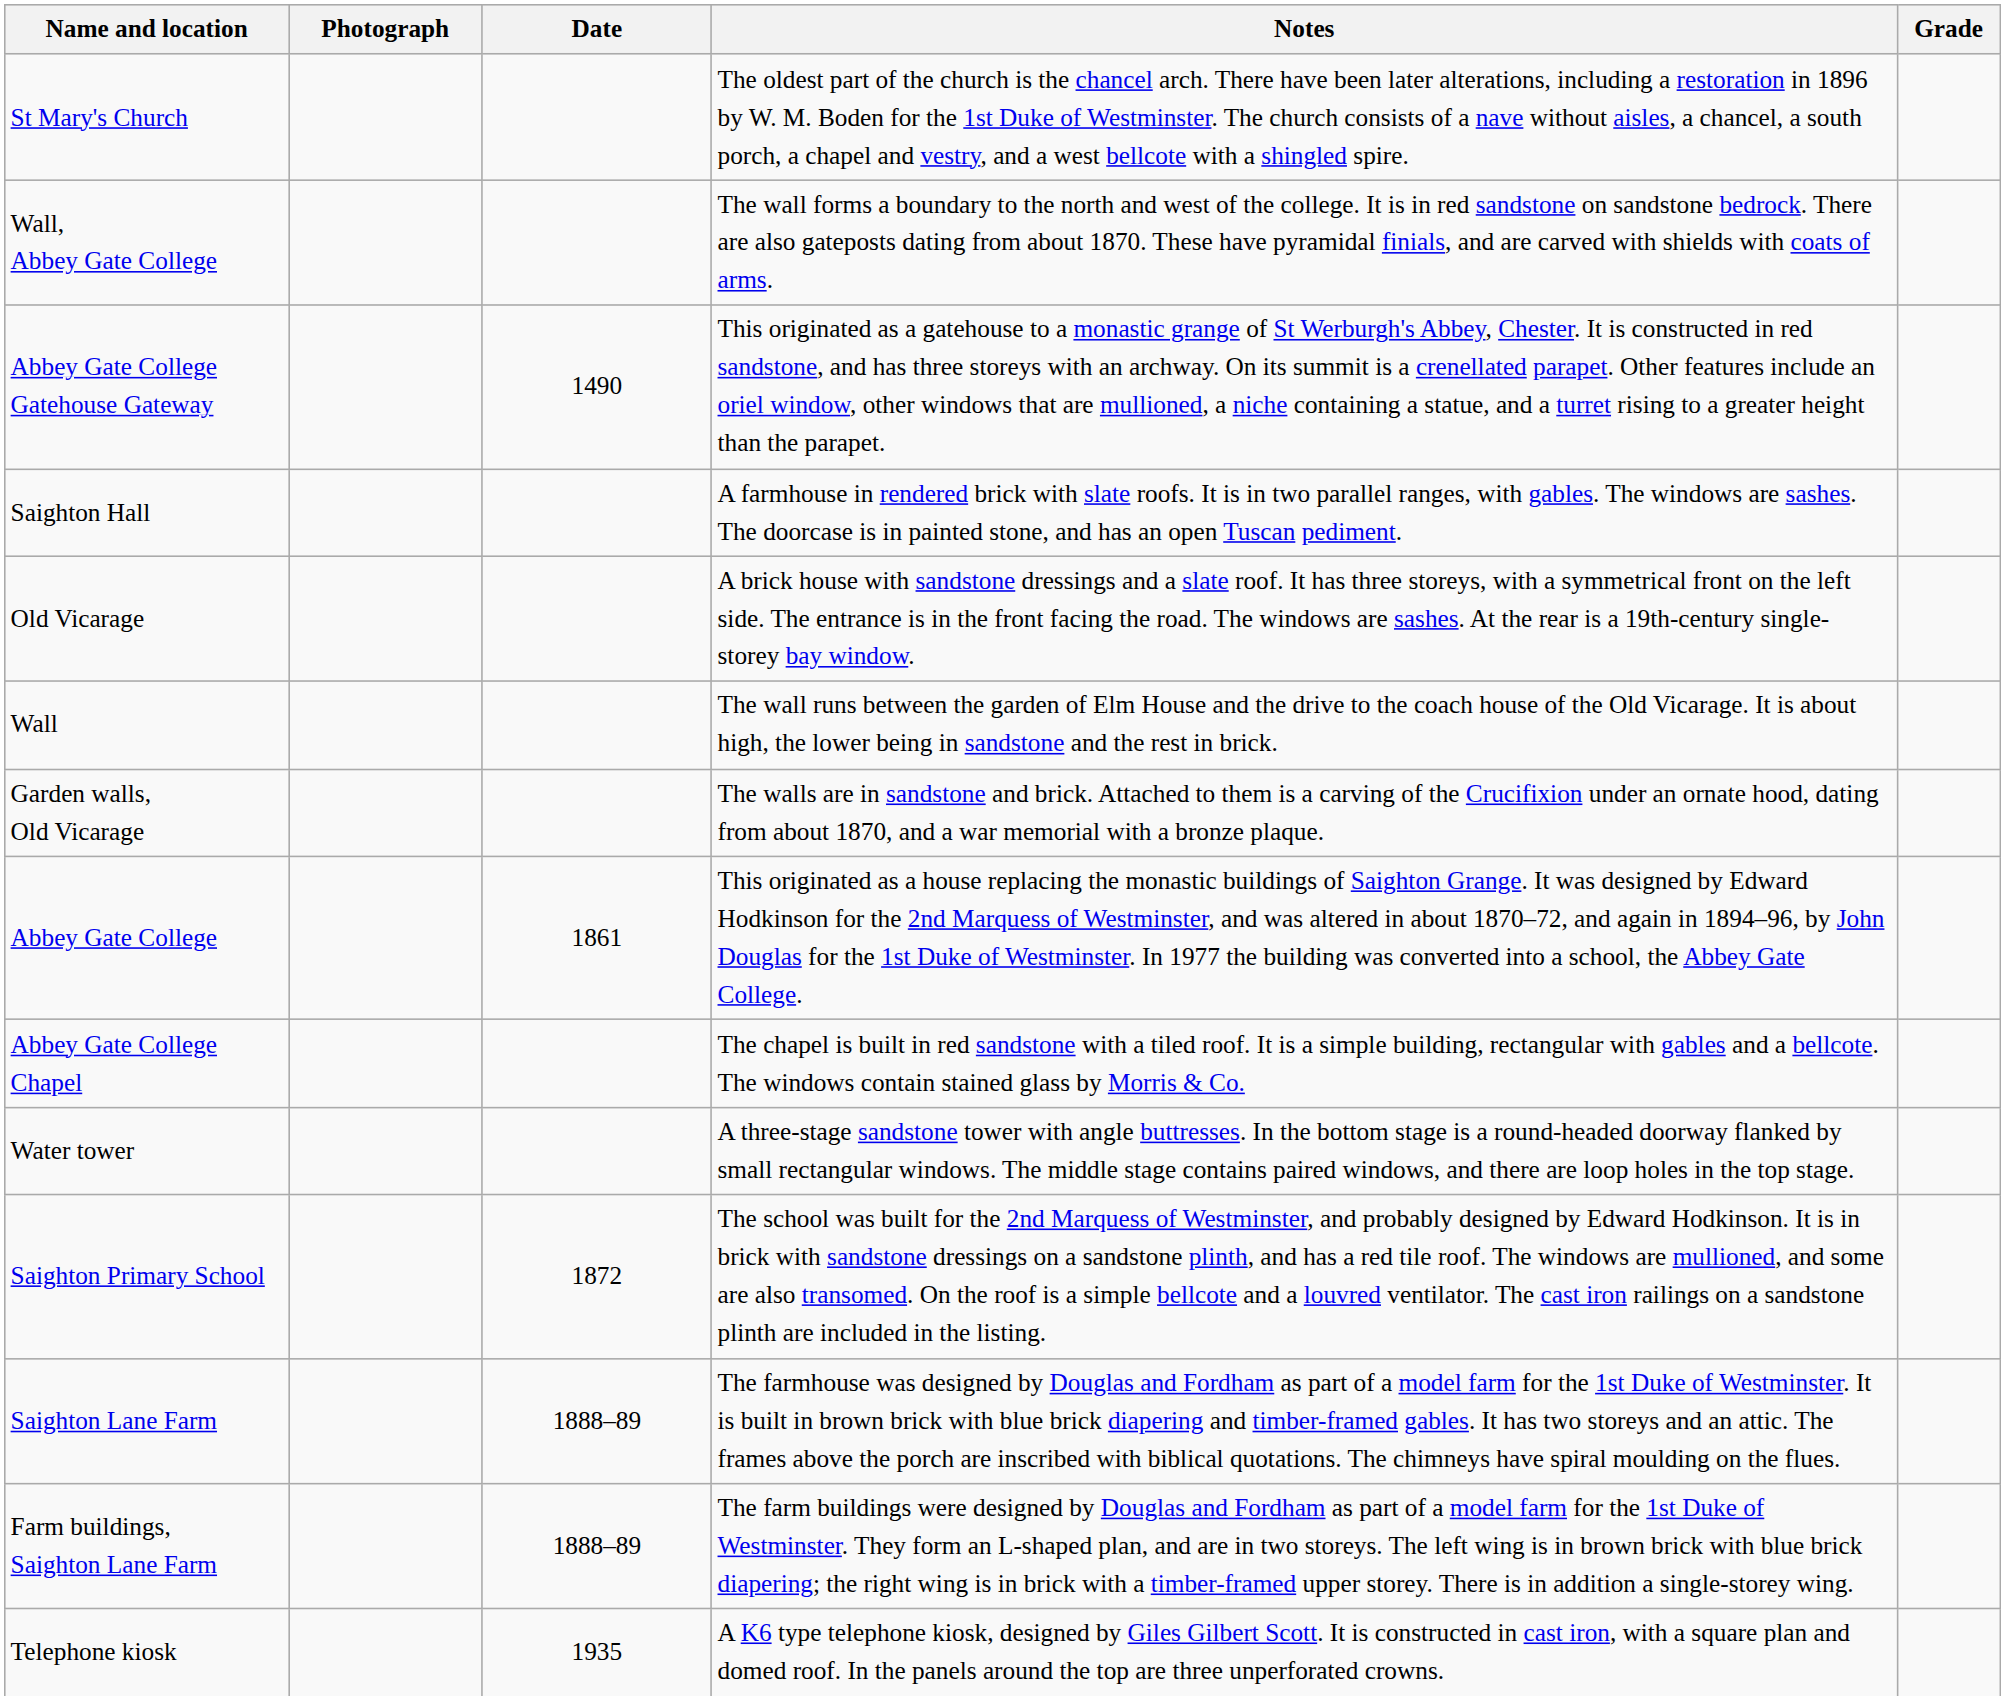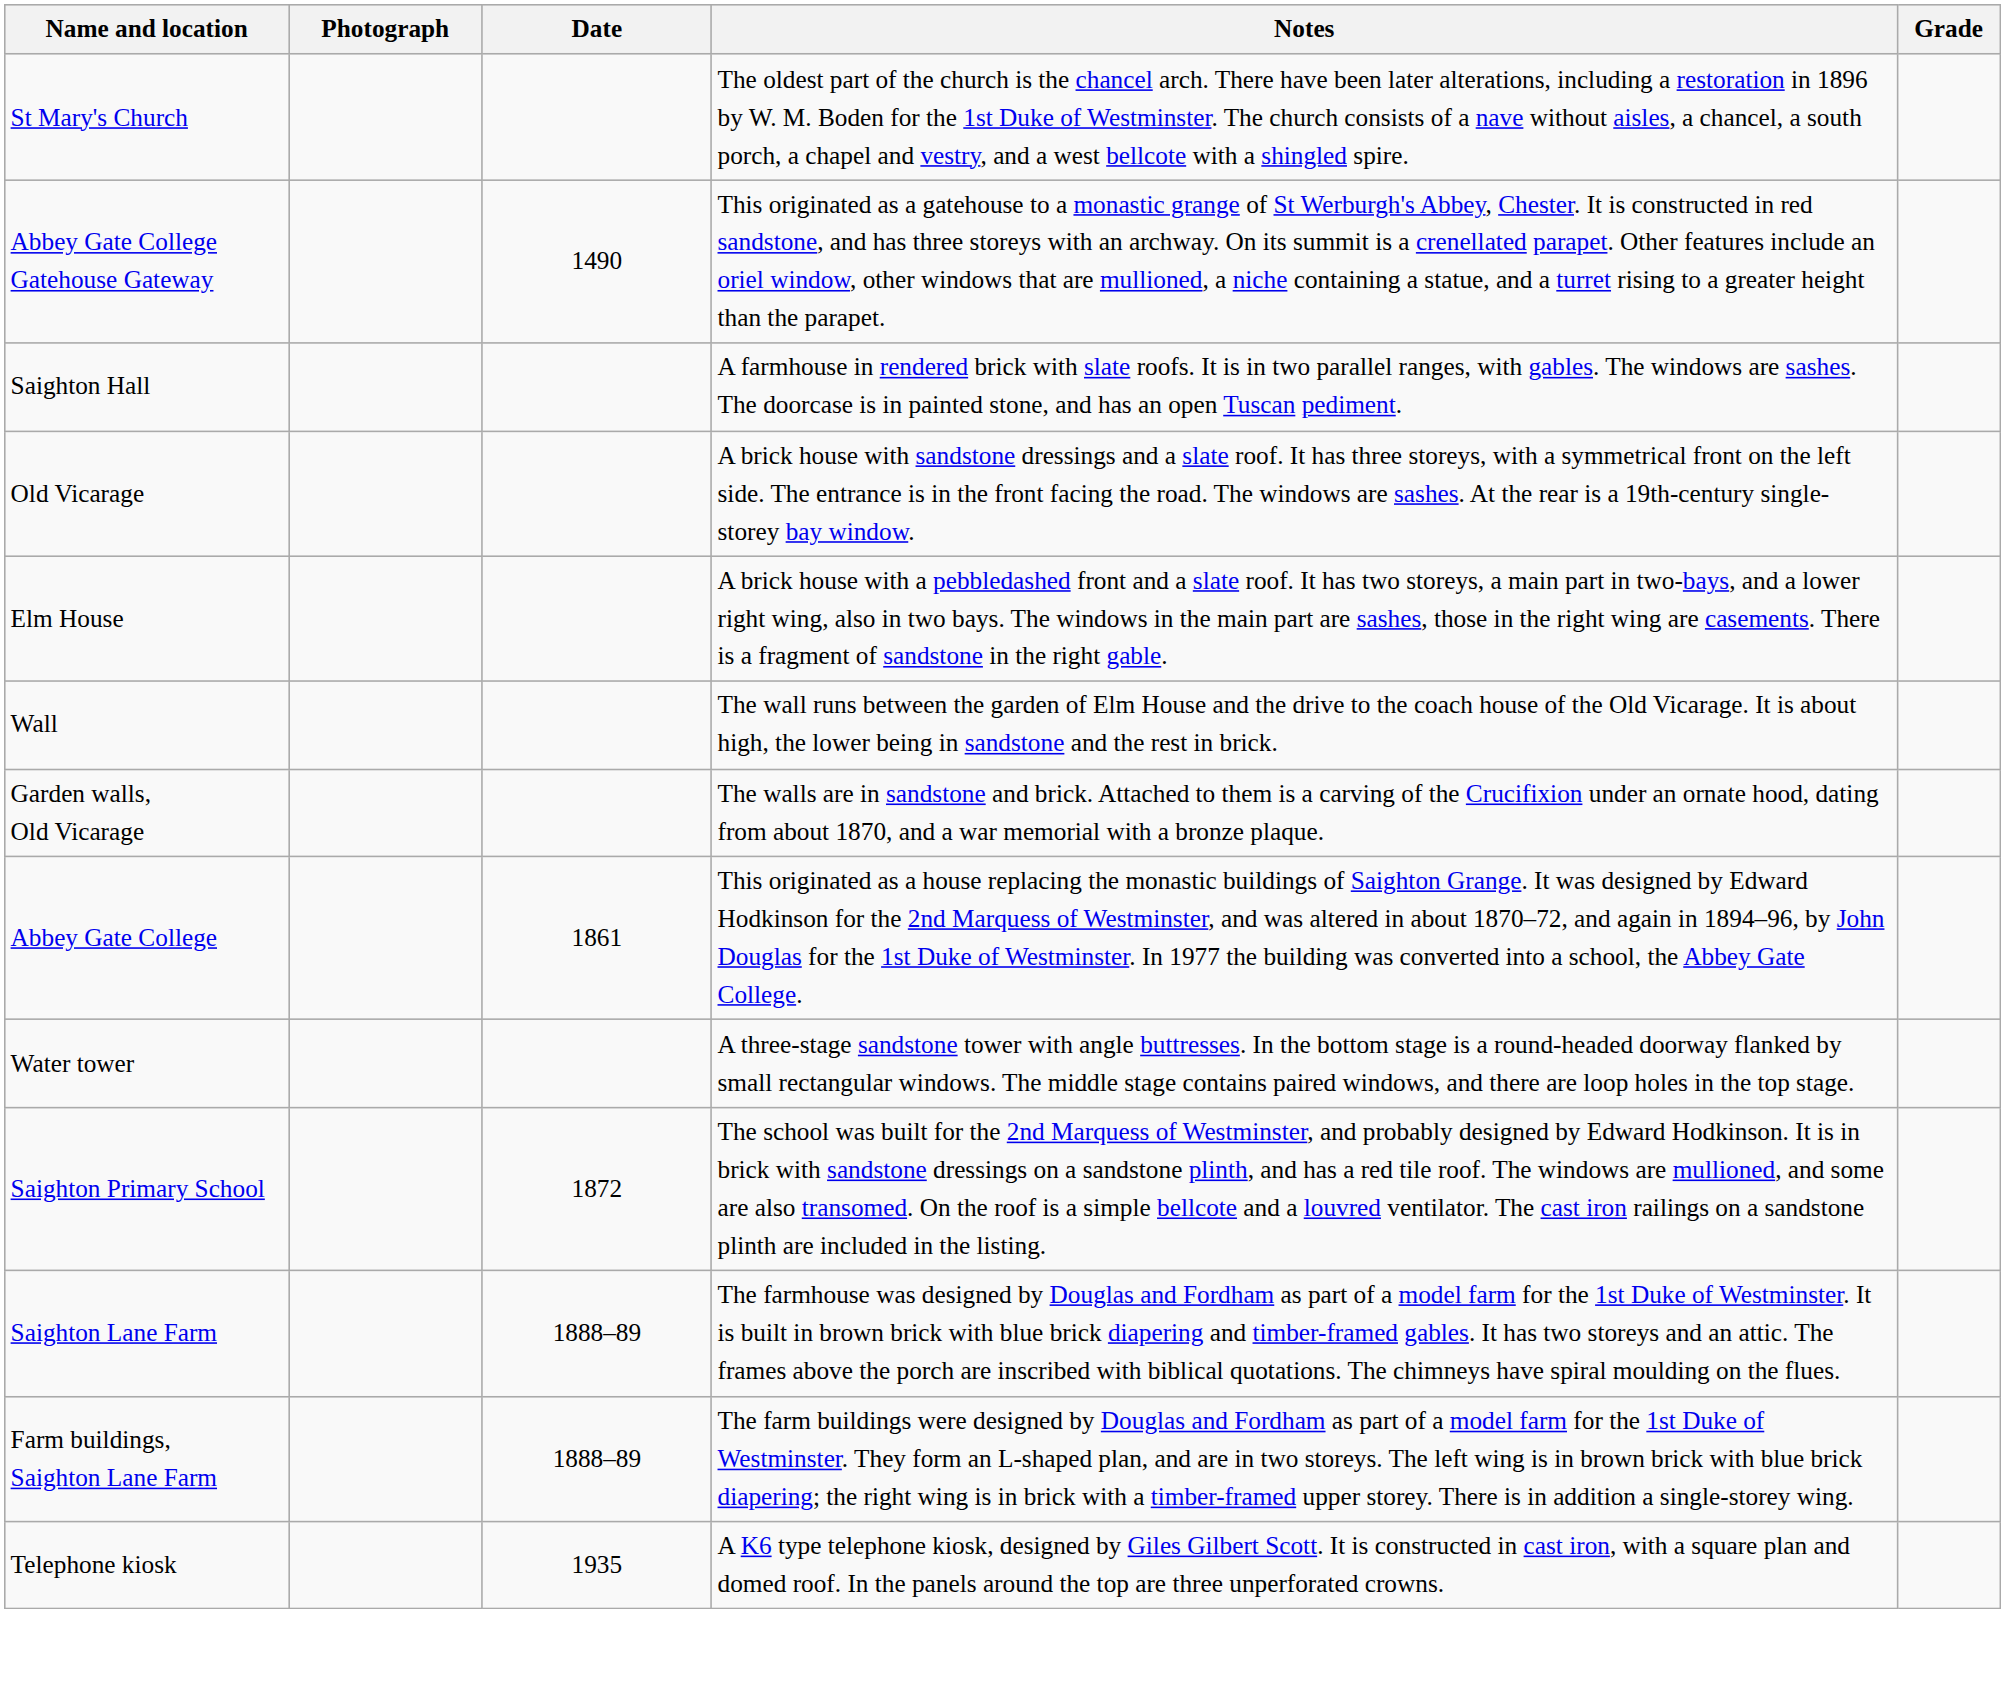- row: (114, 242)
+ row: (67, 618)
- row: (114, 1063)
